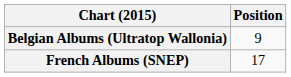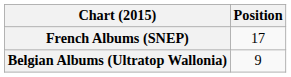rows swapped: (117, 38) <-> (117, 60)
